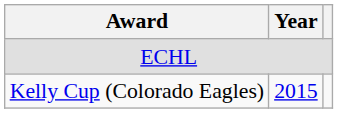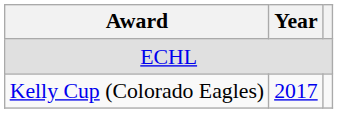(296, 90) 2015 -> (296, 90) 2017
